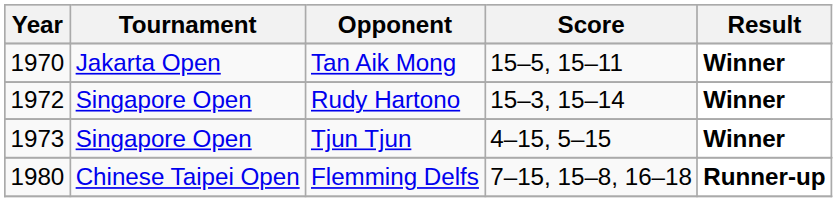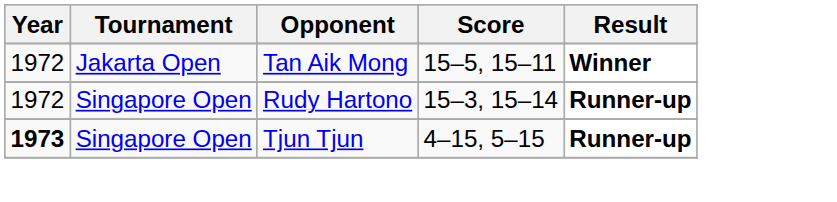(37, 63) 1970 -> (37, 63) 1972
(744, 101) Winner -> (630, 101) Runner-up
(37, 139) normal -> (37, 139) bold
(744, 139) Winner -> (630, 139) Runner-up
- row: (395, 177)
